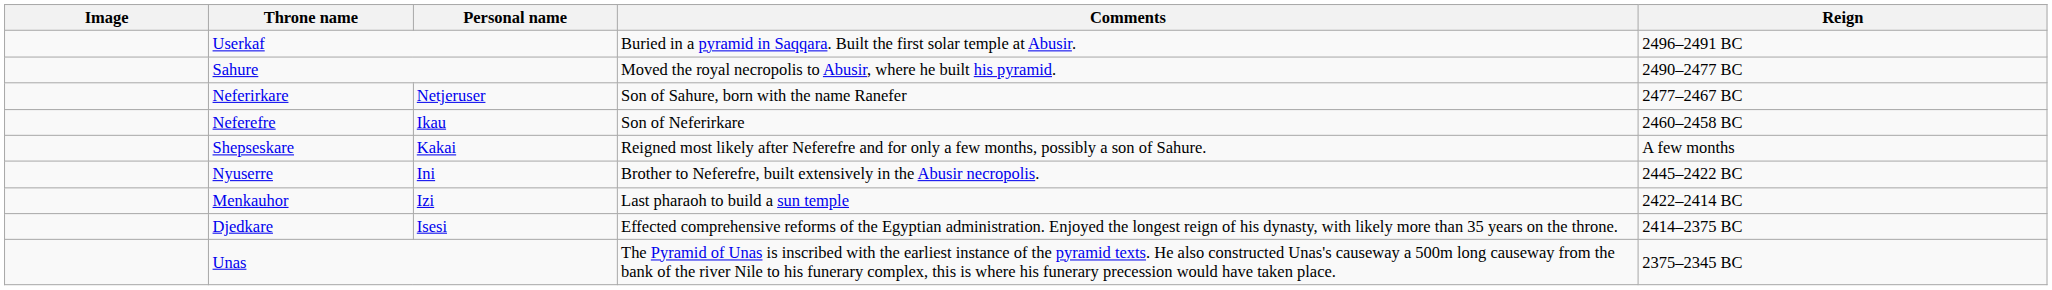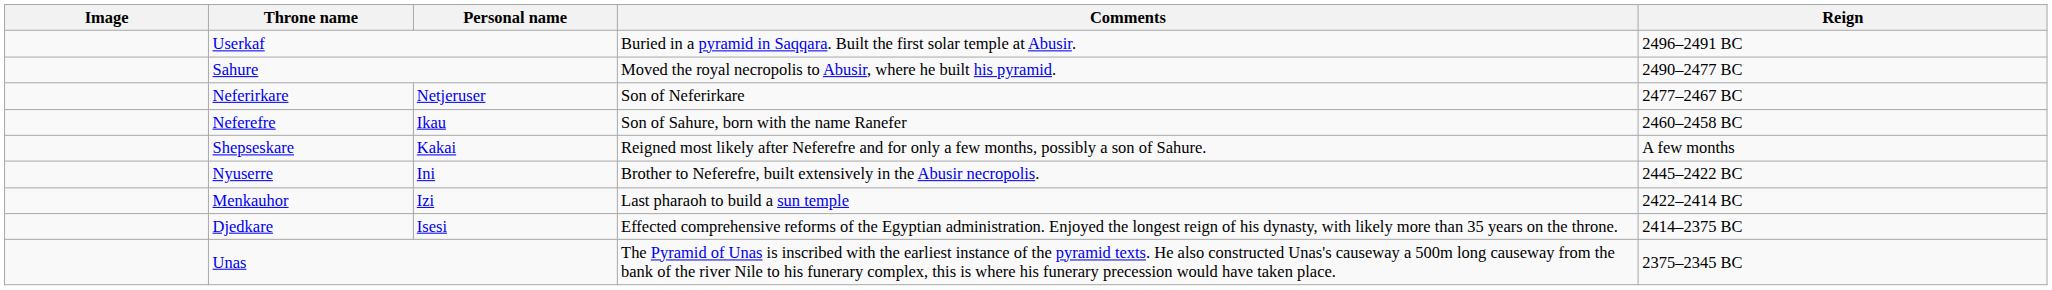(764, 95) Son of Sahure, born with the name Ranefer -> (683, 95) Son of Neferirkare
(683, 122) Son of Neferirkare -> (764, 122) Son of Sahure, born with the name Ranefer
